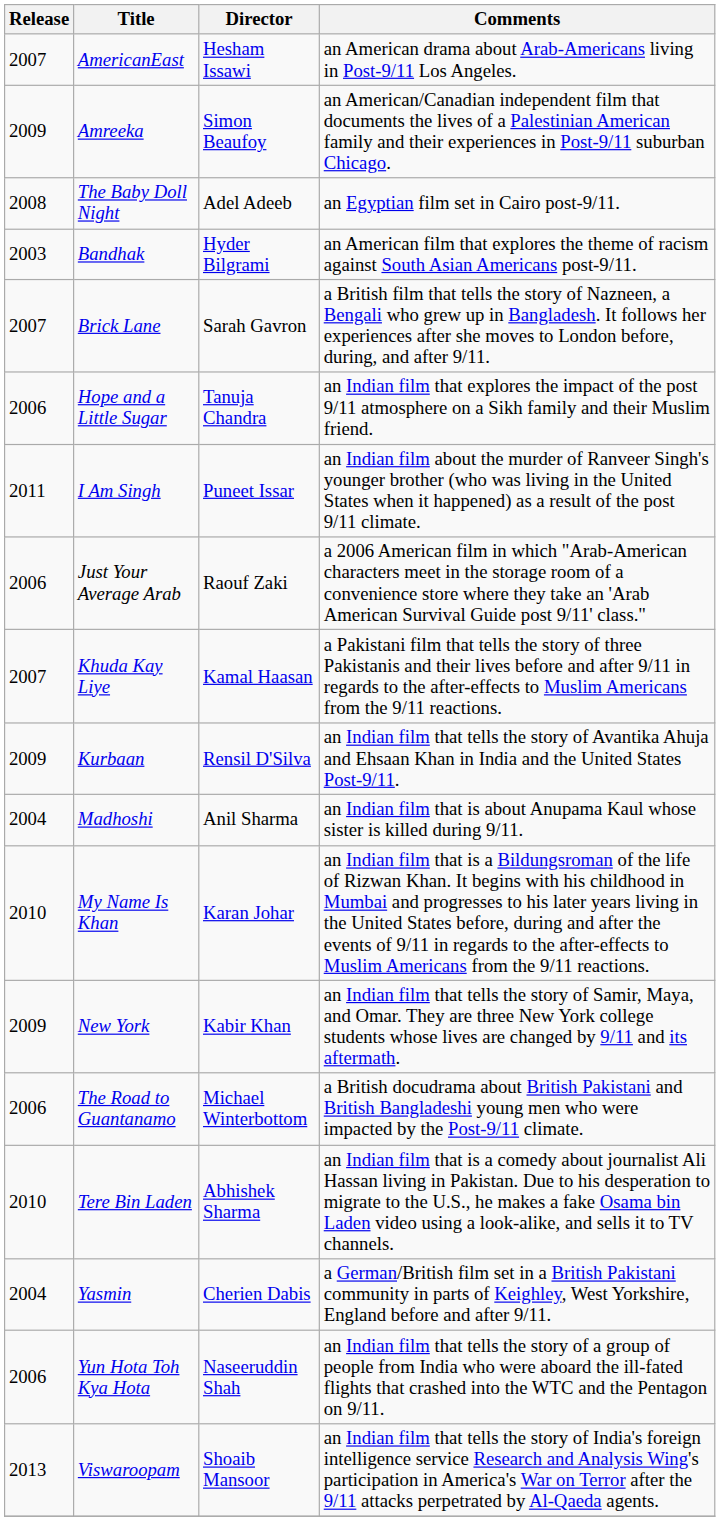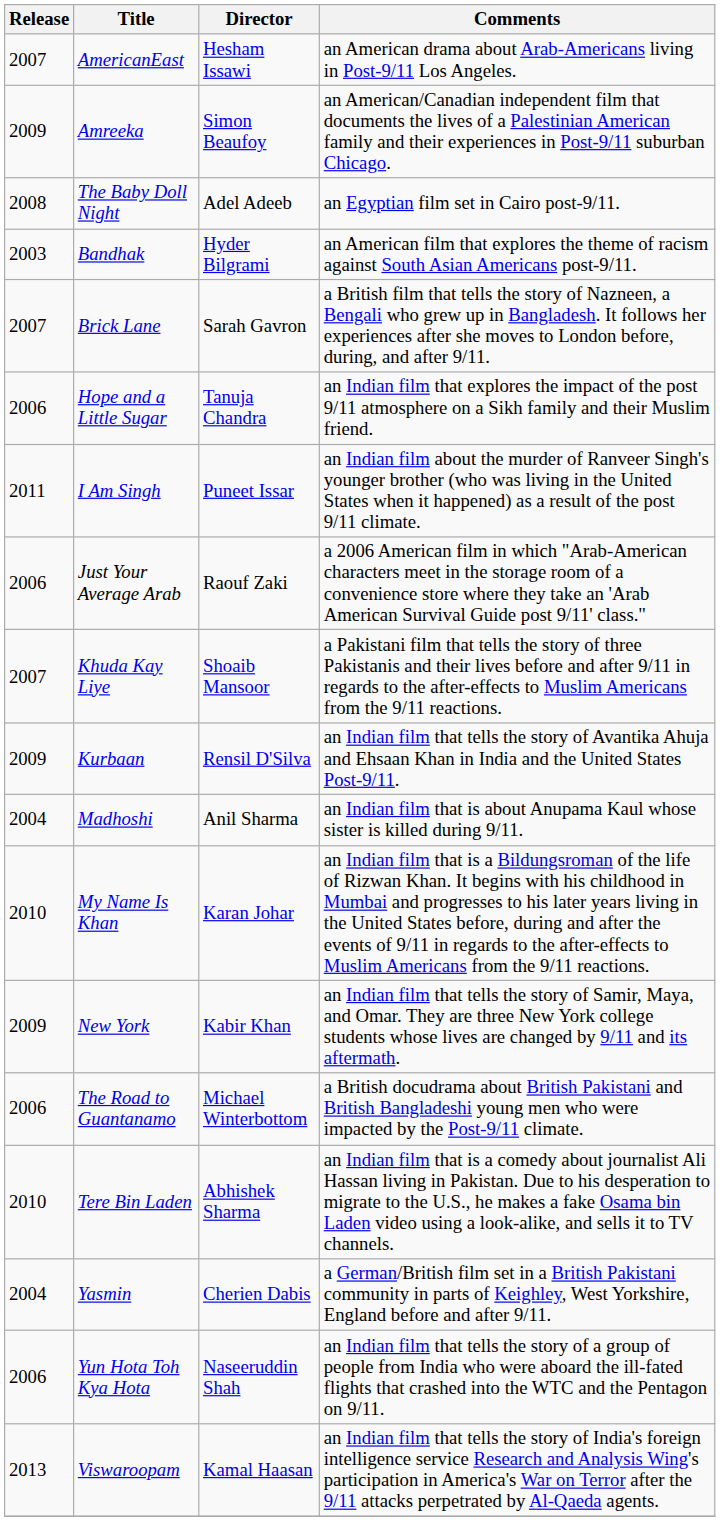(258, 676) Kamal Haasan -> (236, 676) Shoaib Mansoor
(236, 1469) Shoaib Mansoor -> (258, 1469) Kamal Haasan
